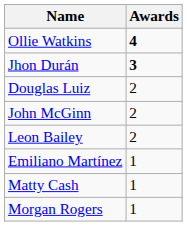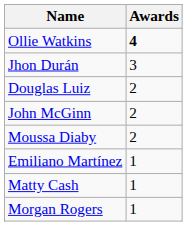(133, 64) bold -> (133, 64) normal
+ row: (52, 137)
- row: (45, 137)
